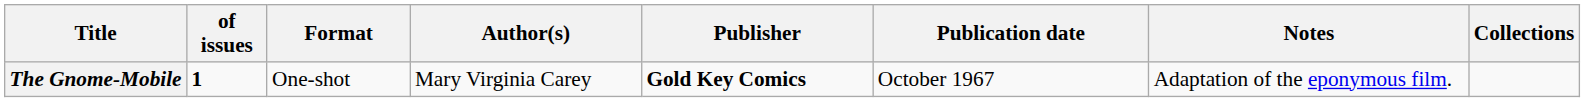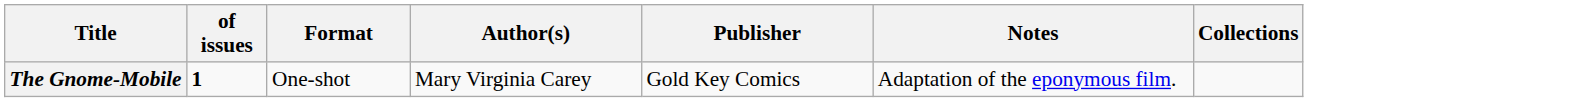- column: (1011, 33)
(726, 79) bold -> (723, 79) normal
